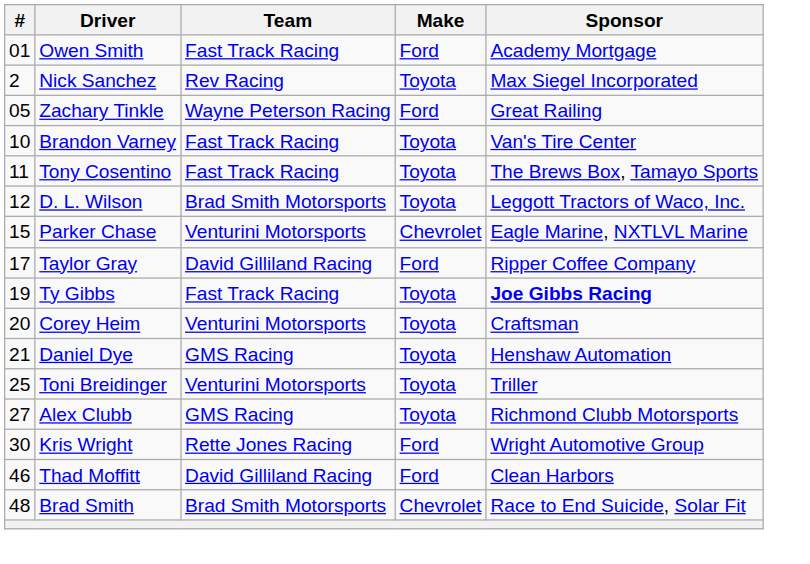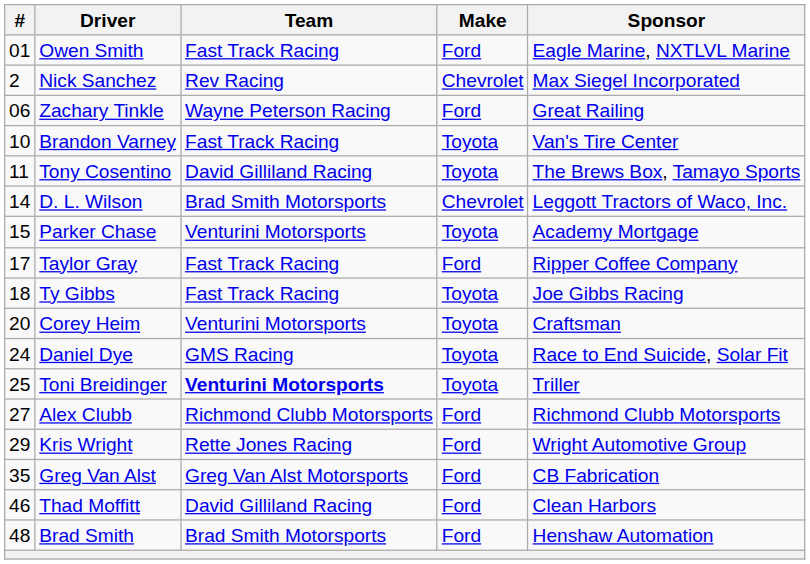(573, 50) Academy Mortgage -> (661, 50) Eagle Marine, NXTLVL Marine
(428, 81) Toyota -> (483, 81) Chevrolet
(20, 111) 05 -> (20, 111) 06
(262, 172) Fast Track Racing -> (279, 172) David Gilliland Racing
(20, 202) 12 -> (20, 202) 14
(428, 202) Toyota -> (483, 202) Chevrolet
(441, 232) Chevrolet -> (470, 232) Toyota
(619, 232) Eagle Marine, NXTLVL Marine -> (616, 232) Academy Mortgage
(279, 263) David Gilliland Racing -> (262, 263) Fast Track Racing
(20, 293) 19 -> (20, 293) 18
(571, 293) bold -> (608, 293) normal
(20, 353) 21 -> (20, 353) 24
(581, 353) Henshaw Automation -> (660, 353) Race to End Suicide, Solar Fit
(275, 384) normal -> (284, 384) bold
(239, 414) GMS Racing -> (309, 414) Richmond Clubb Motorsports
(428, 414) Toyota -> (461, 414) Ford
(20, 444) 30 -> (20, 444) 29
+ row: (98, 475)
(441, 505) Chevrolet -> (461, 535) Ford
(618, 505) Race to End Suicide, Solar Fit -> (623, 535) Henshaw Automation
